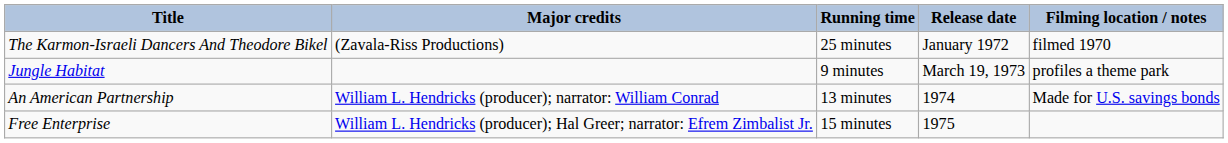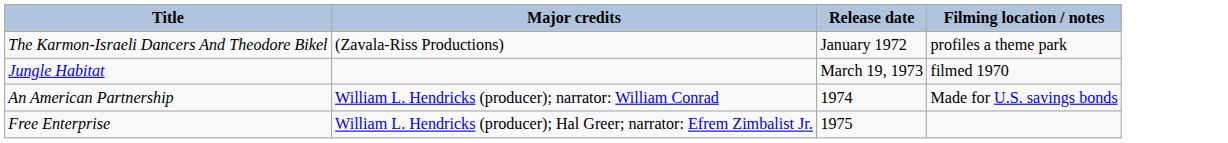- column: (868, 18)
(1072, 44) filmed 1970 -> (999, 44) profiles a theme park
(1101, 71) profiles a theme park -> (970, 71) filmed 1970
